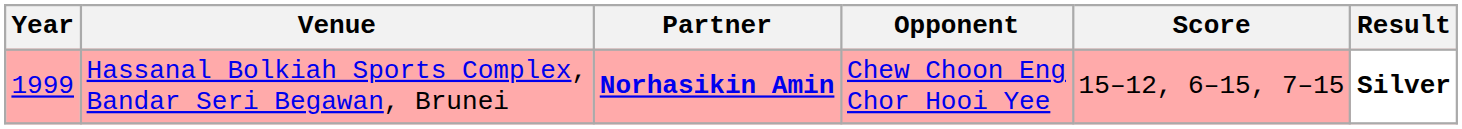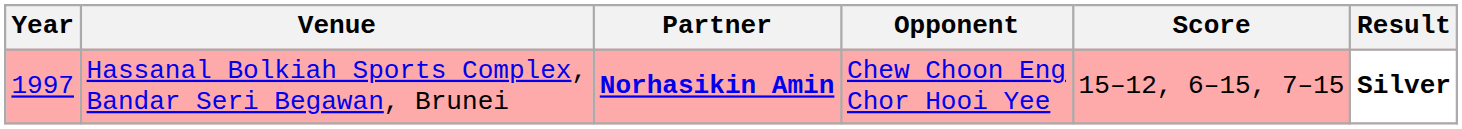(43, 86) 1999 -> (43, 86) 1997
